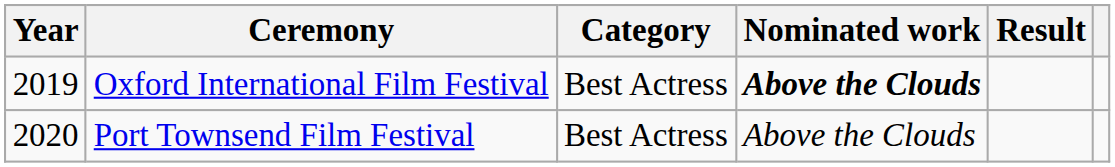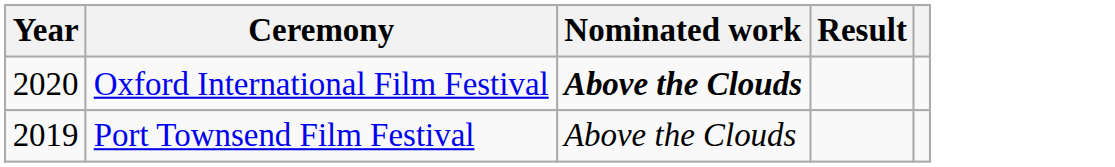- column: (646, 30)
(46, 82) 2019 -> (46, 82) 2020
(46, 135) 2020 -> (46, 135) 2019
